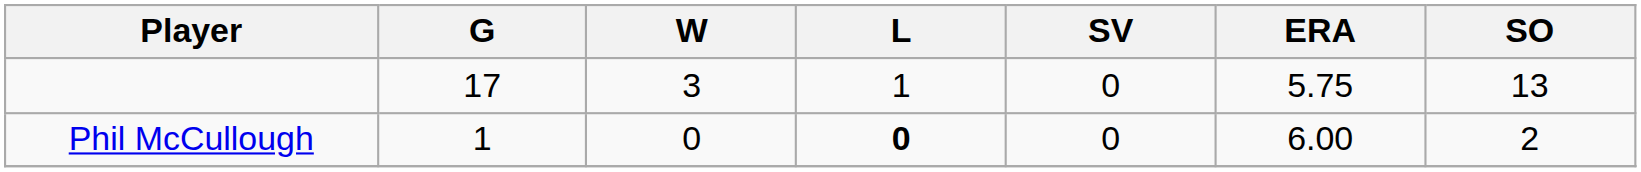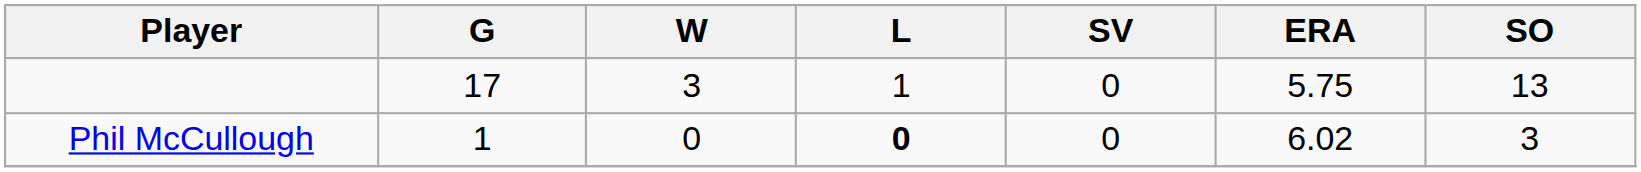(1320, 138) 6.00 -> (1320, 138) 6.02
(1530, 138) 2 -> (1530, 138) 3
